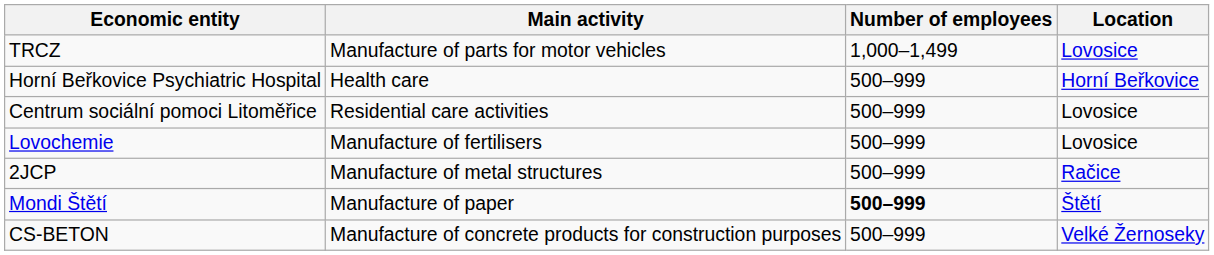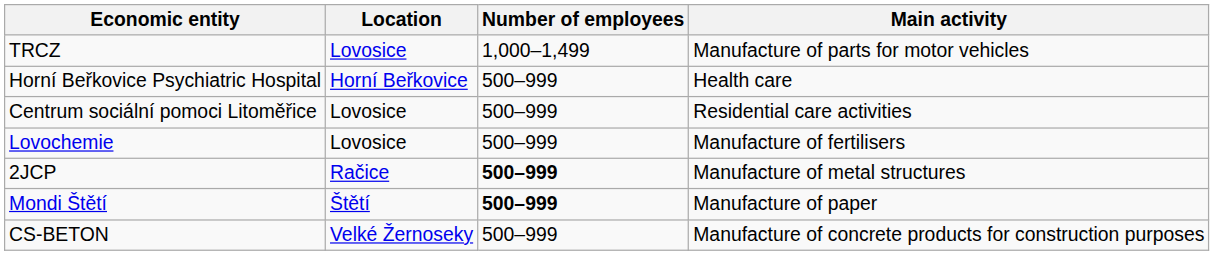columns swapped: (1133, 19) <-> (586, 19)
(888, 173) normal -> (520, 173) bold
